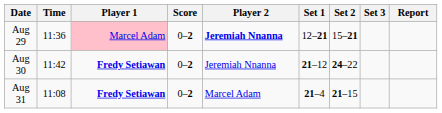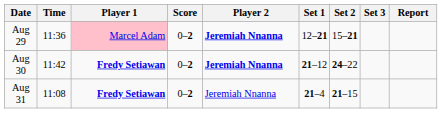(240, 65) normal -> (244, 65) bold
(233, 94) Marcel Adam -> (240, 94) Jeremiah Nnanna
